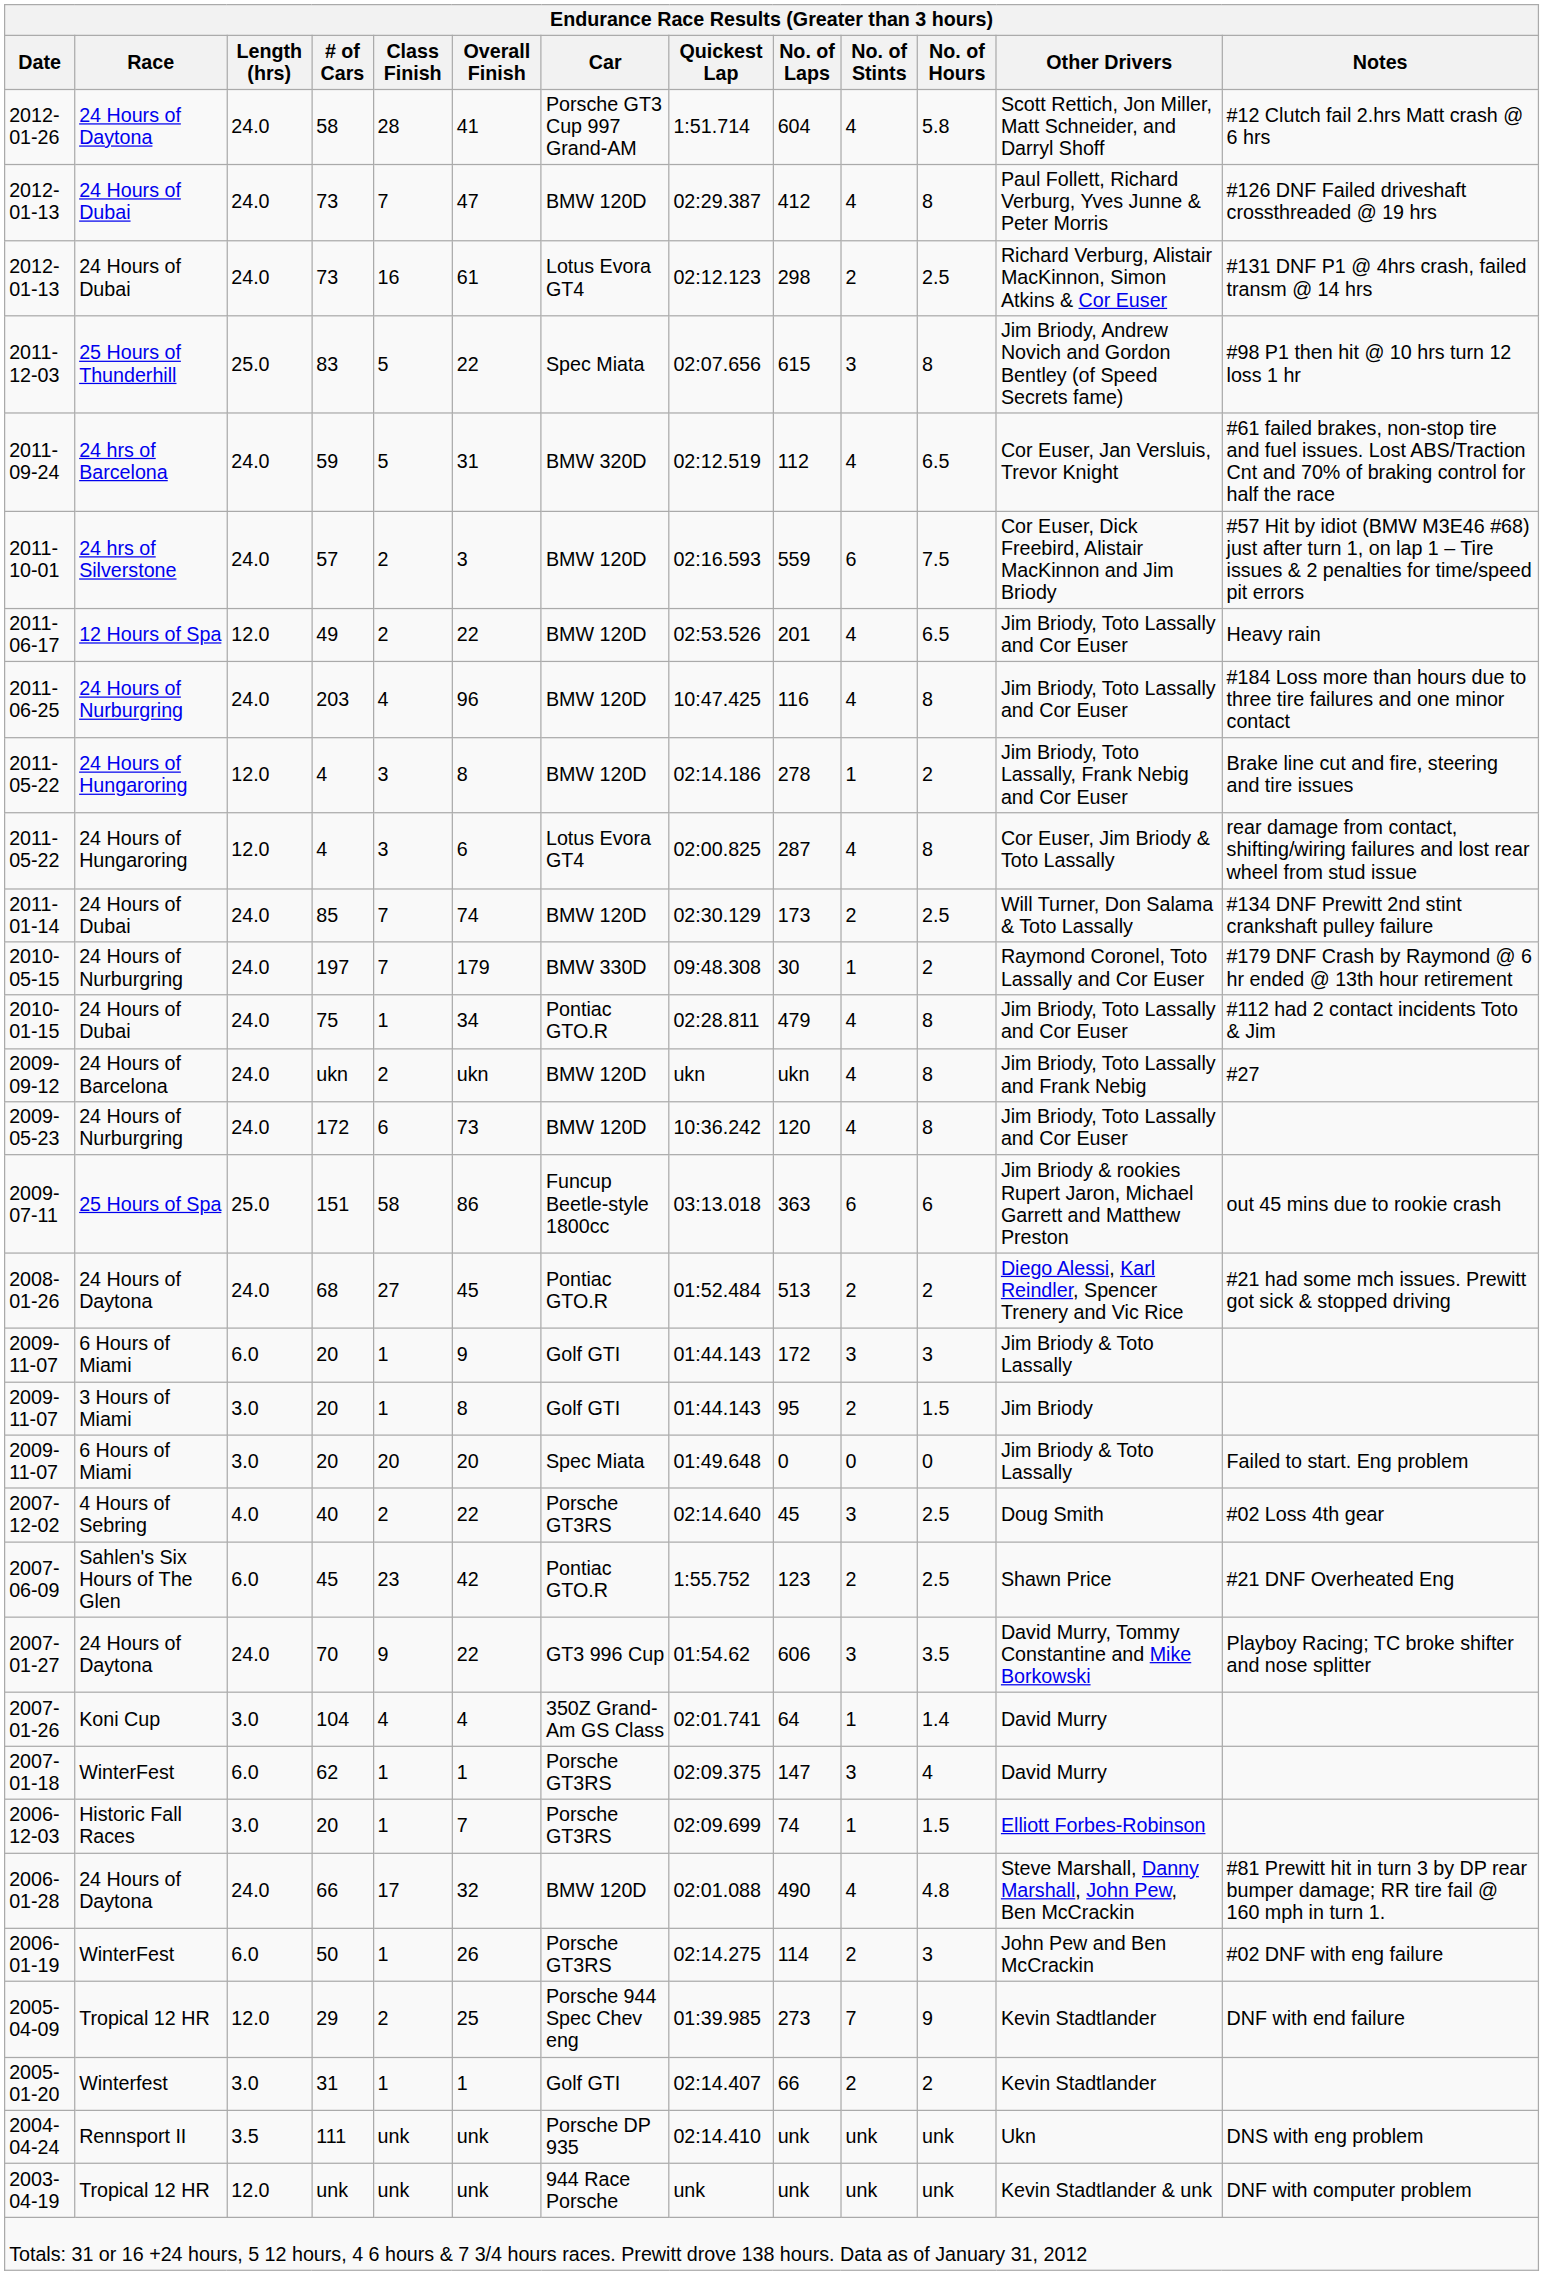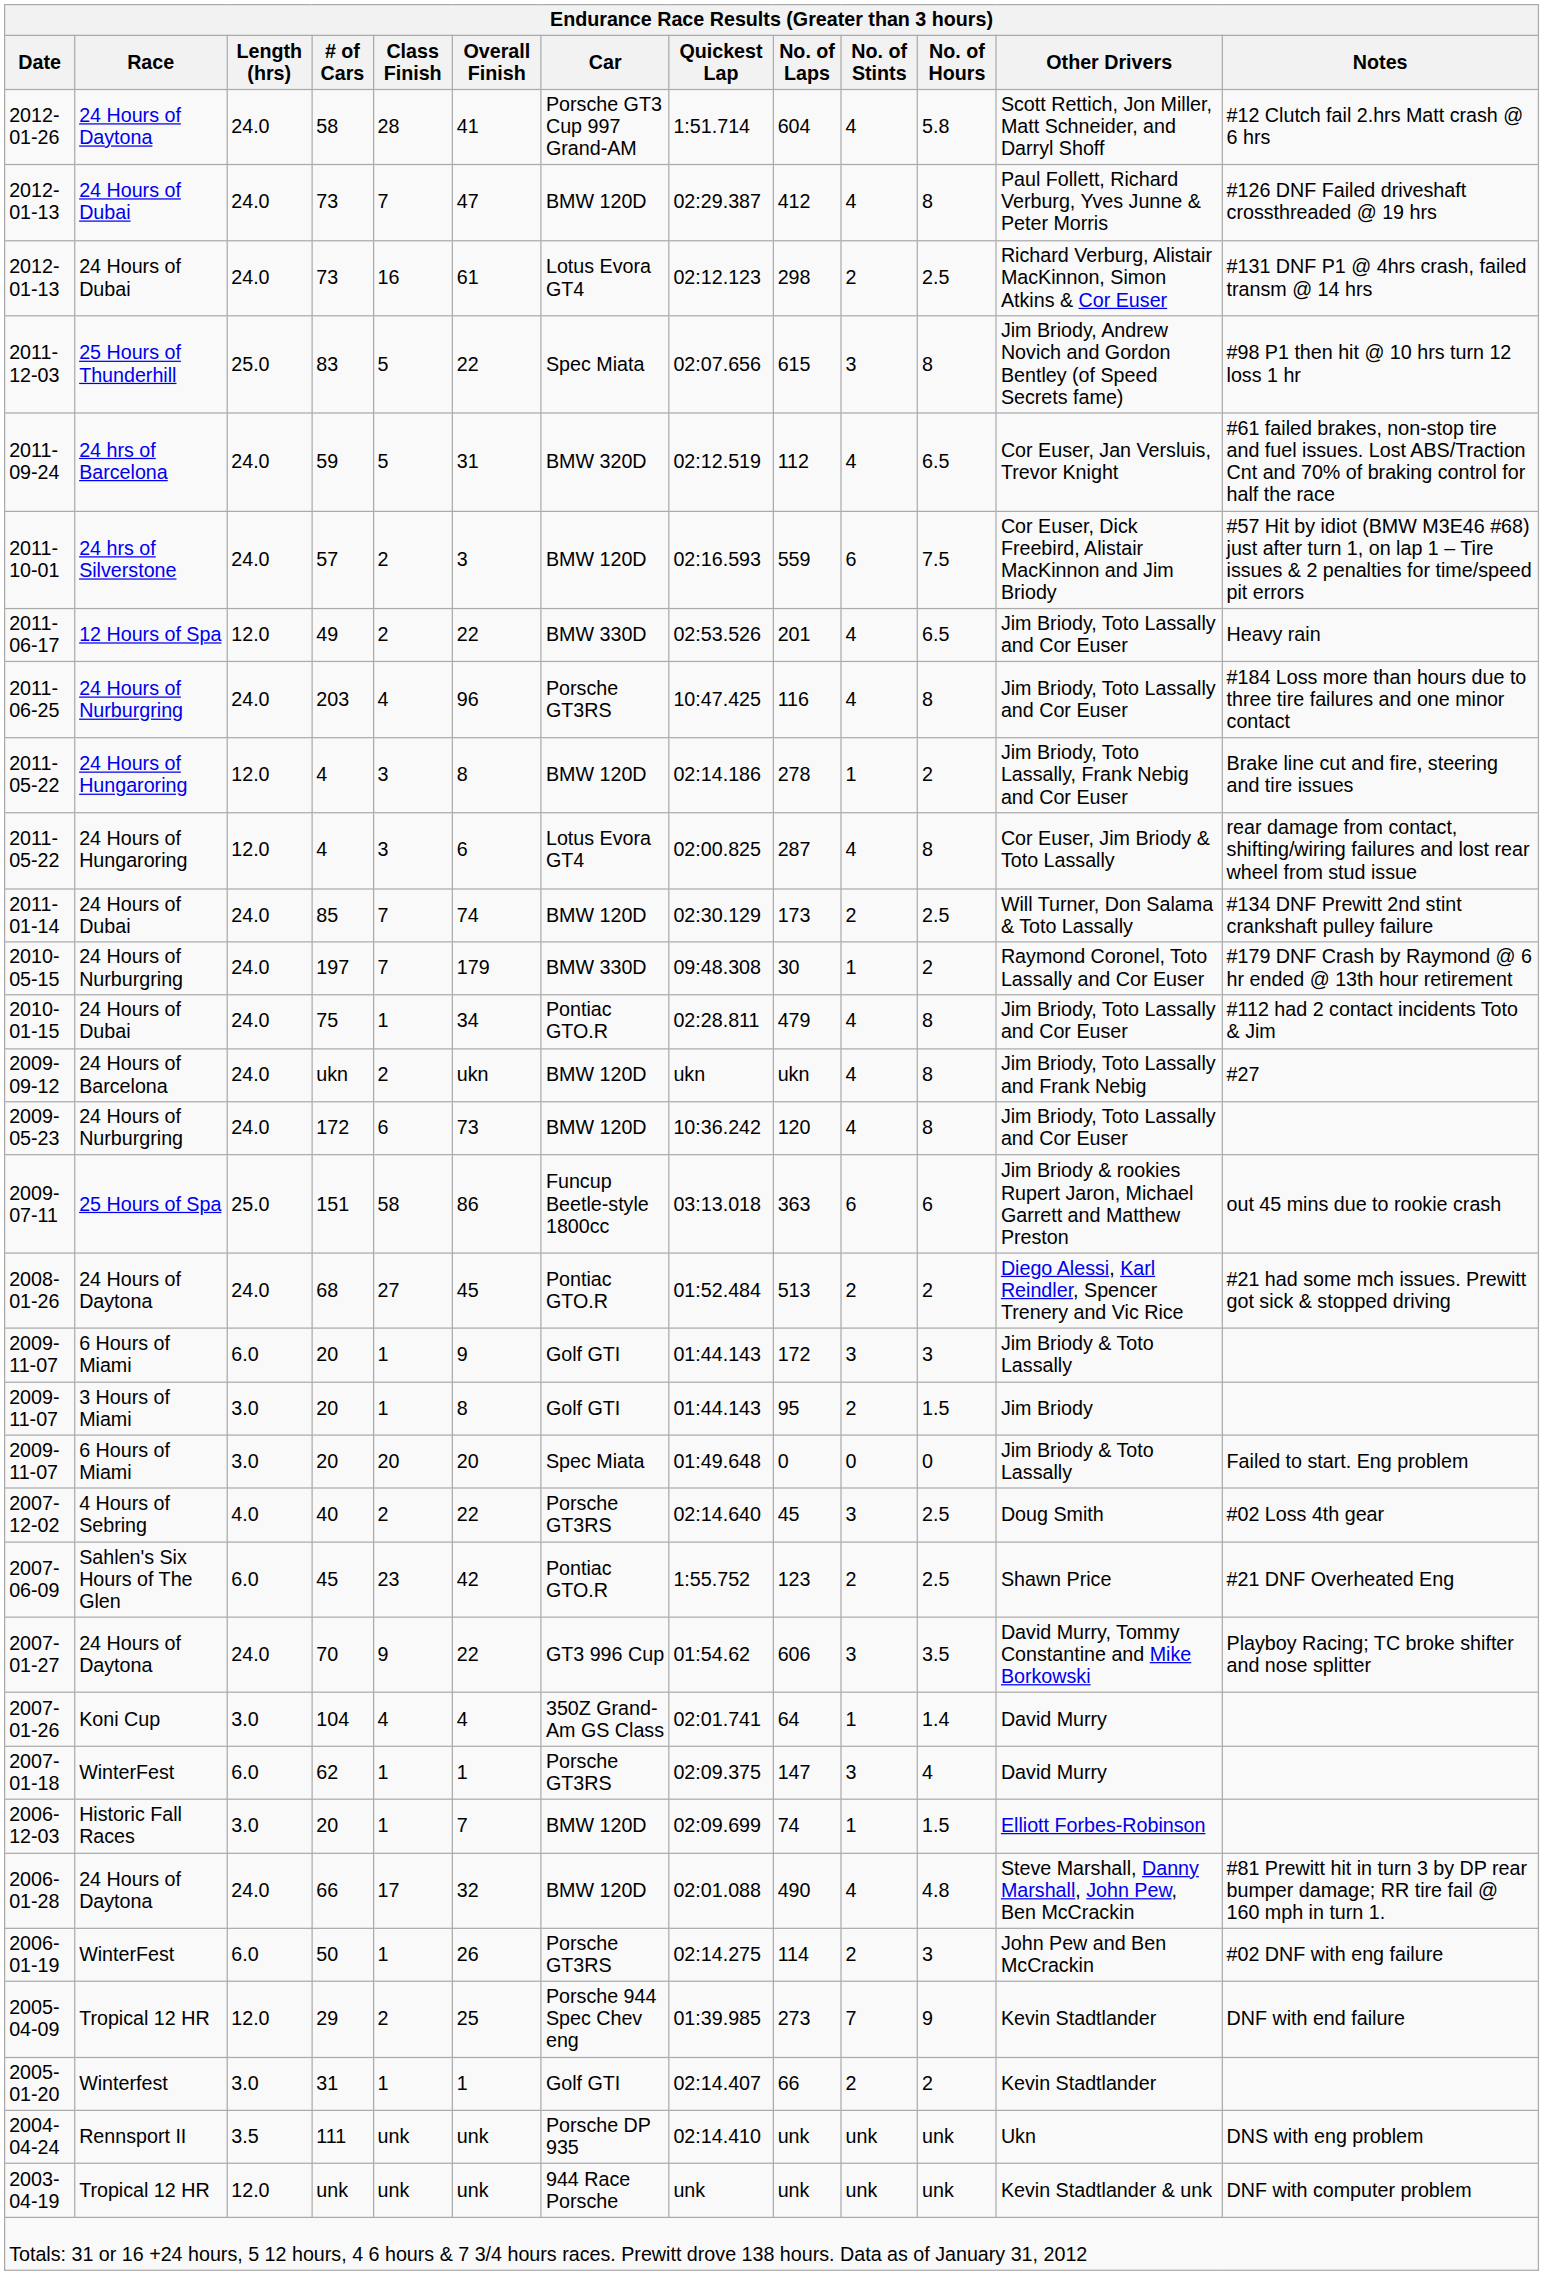(596, 635) BMW 120D -> (596, 635) BMW 330D
(596, 699) BMW 120D -> (582, 699) Porsche GT3RS
(582, 1825) Porsche GT3RS -> (596, 1825) BMW 120D
